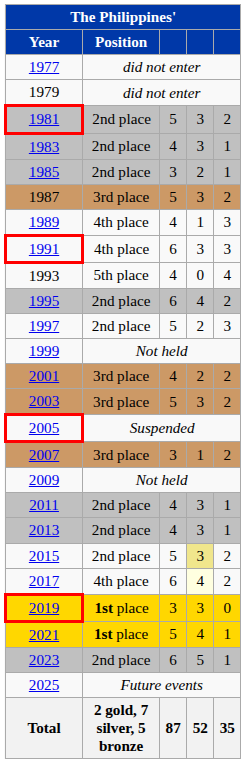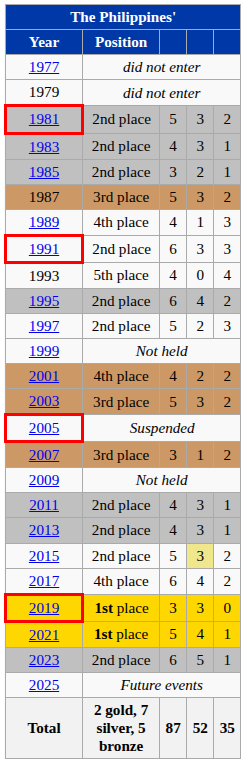(122, 248) 4th place -> (122, 248) 2nd place
(121, 376) 3rd place -> (121, 376) 4th place
(200, 581) lightyellow background -> (200, 581) no background
